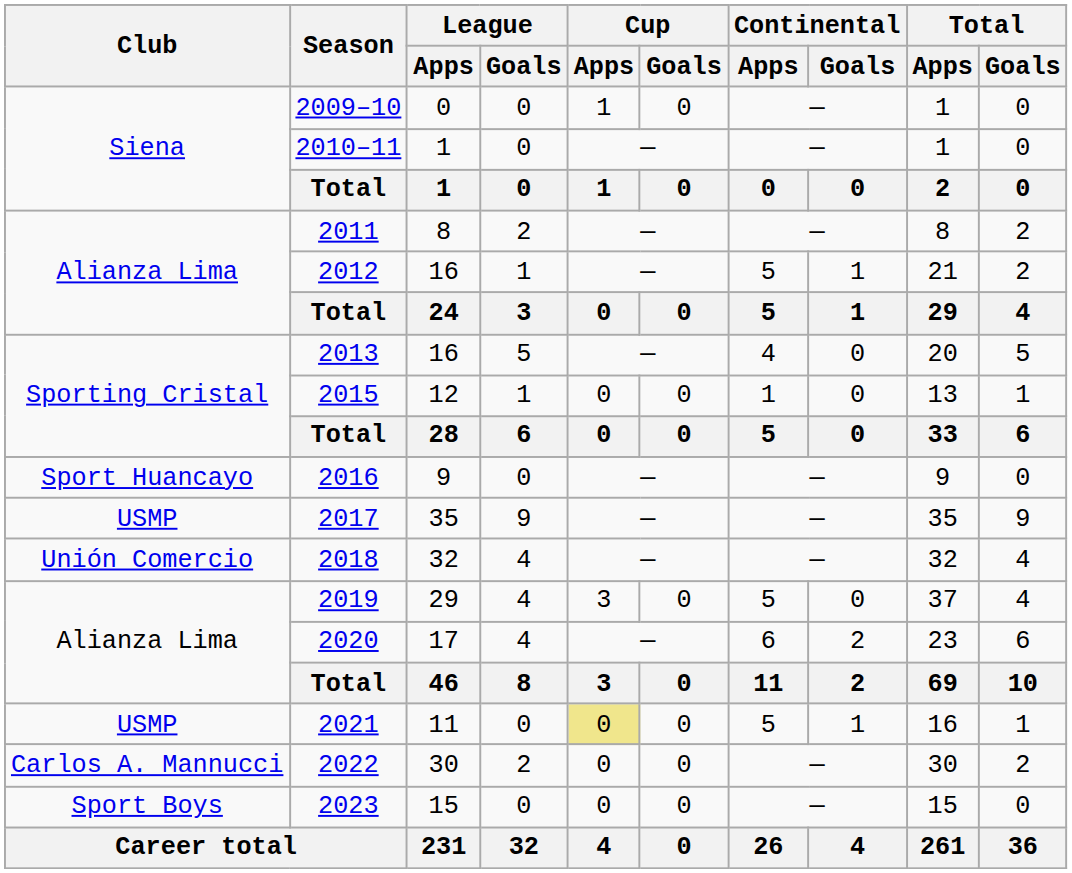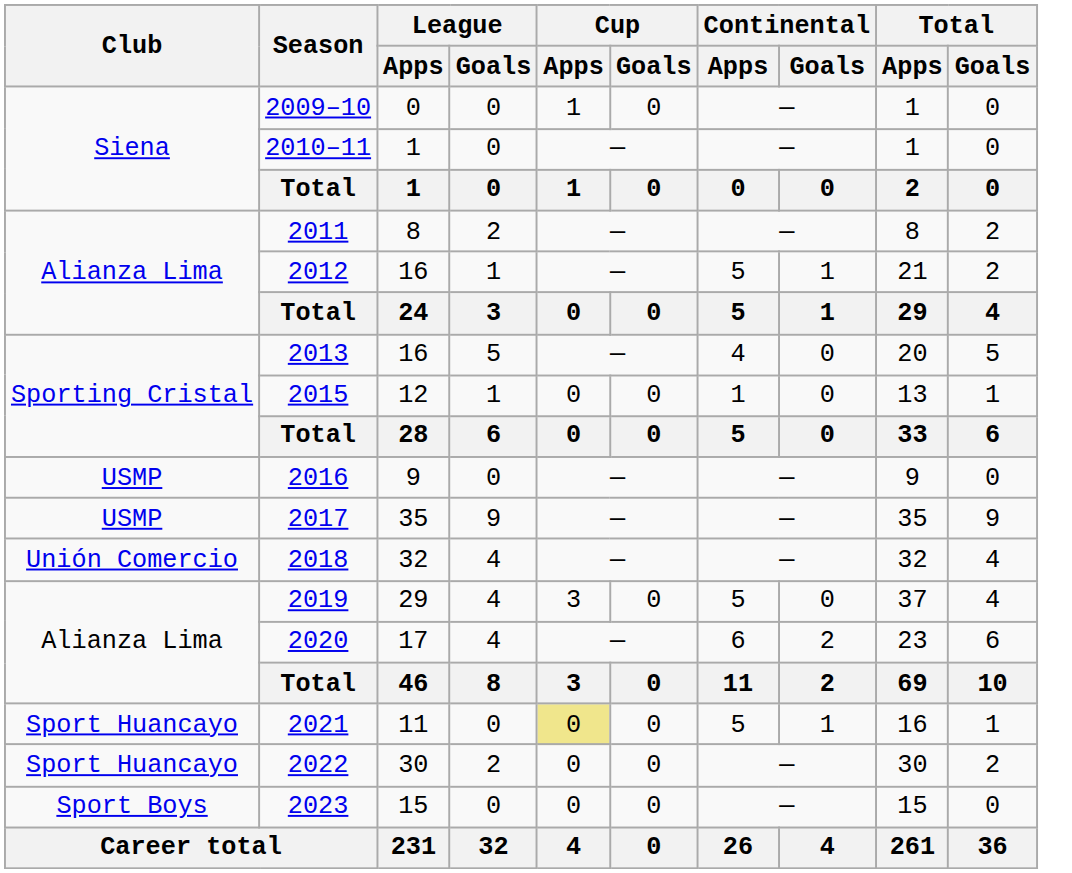(147, 478) Sport Huancayo -> (132, 478) USMP
(147, 724) USMP -> (132, 724) Sport Huancayo
(147, 765) Carlos A. Mannucci -> (132, 765) Sport Huancayo
